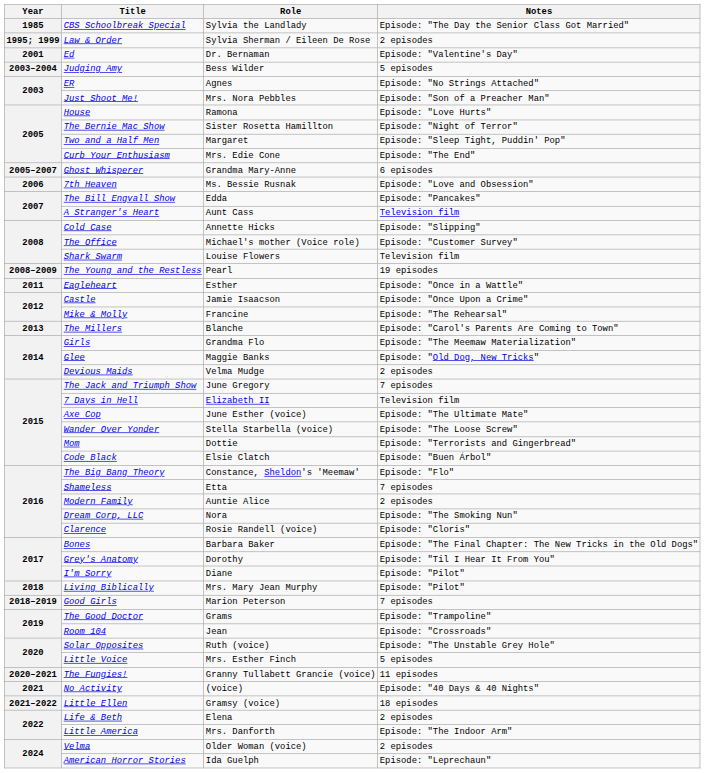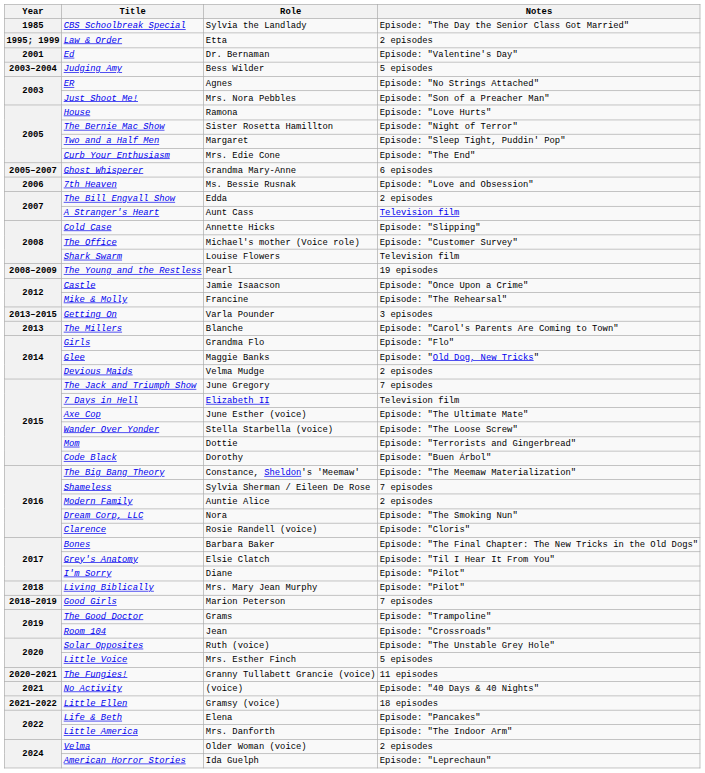(288, 40) Sylvia Sherman / Eileen De Rose -> (216, 40) Etta
(430, 199) Episode: "Pancakes" -> (406, 199) 2 episodes
- row: (90, 285)
+ row: (90, 314)
(478, 343) Episode: "The Meemaw Materialization" -> (417, 343) Episode: "Flo"
(238, 458) Elsie Clatch -> (224, 458) Dorothy
(417, 473) Episode: "Flo" -> (478, 473) Episode: "The Meemaw Materialization"
(216, 487) Etta -> (288, 487) Sylvia Sherman / Eileen De Rose
(224, 559) Dorothy -> (238, 559) Elsie Clatch
(406, 718) 2 episodes -> (430, 718) Episode: "Pancakes"
